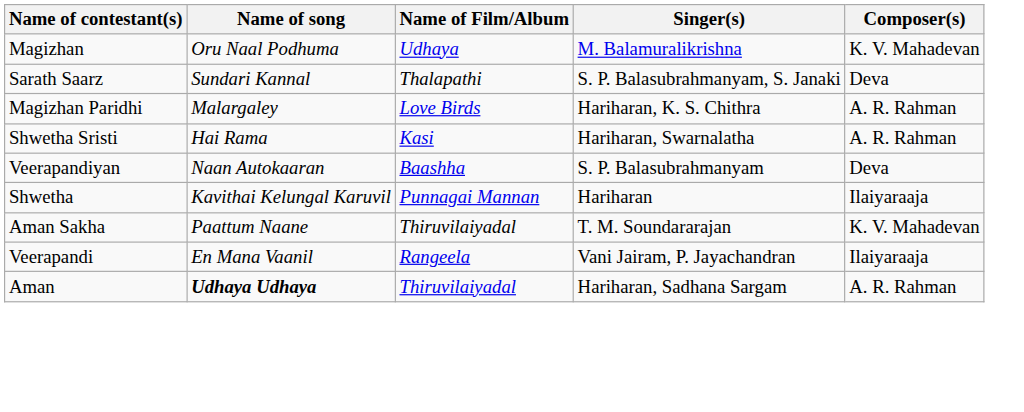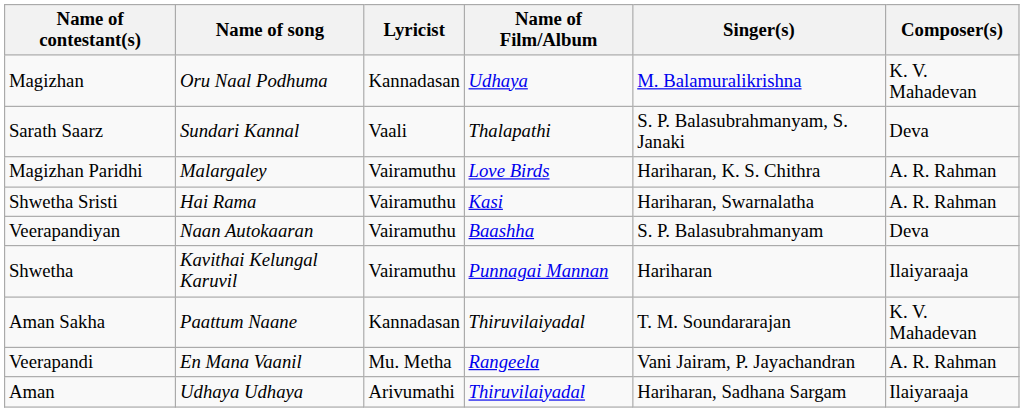+ column: (414, 29)
(889, 256) Ilaiyaraaja -> (943, 362) A. R. Rahman
(254, 286) bold -> (242, 391) normal
(903, 286) A. R. Rahman -> (929, 391) Ilaiyaraaja
